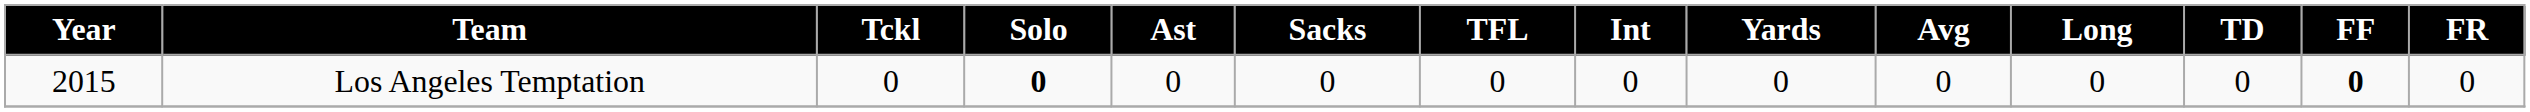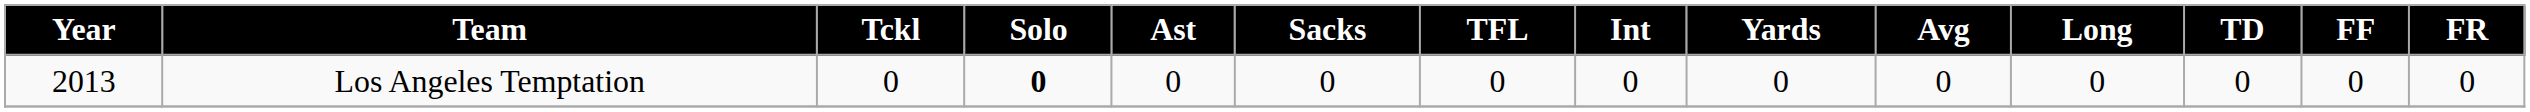(84, 80) 2015 -> (84, 80) 2013
(2356, 80) bold -> (2356, 80) normal
